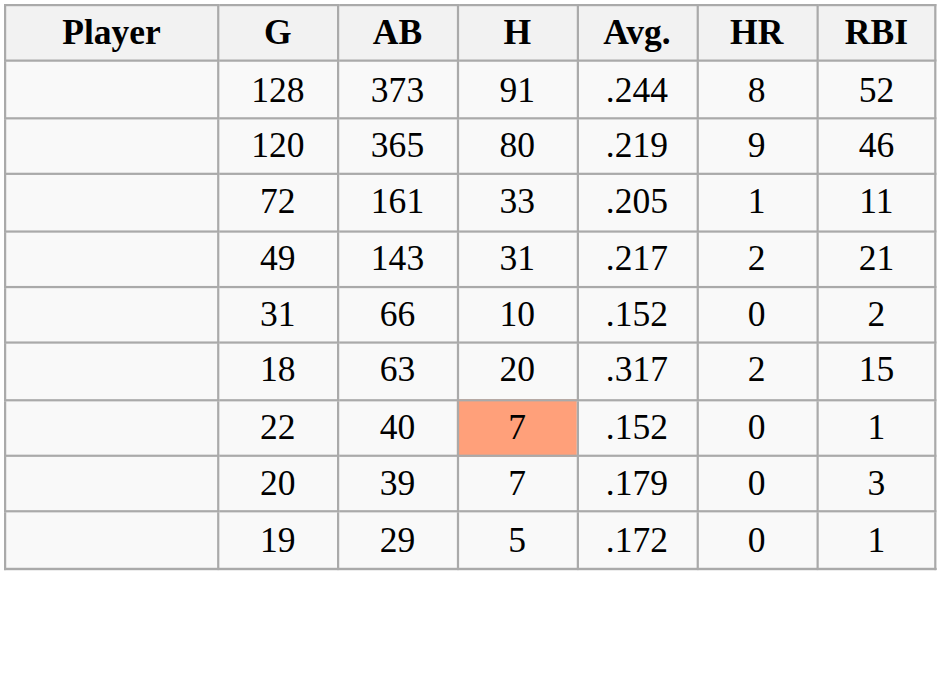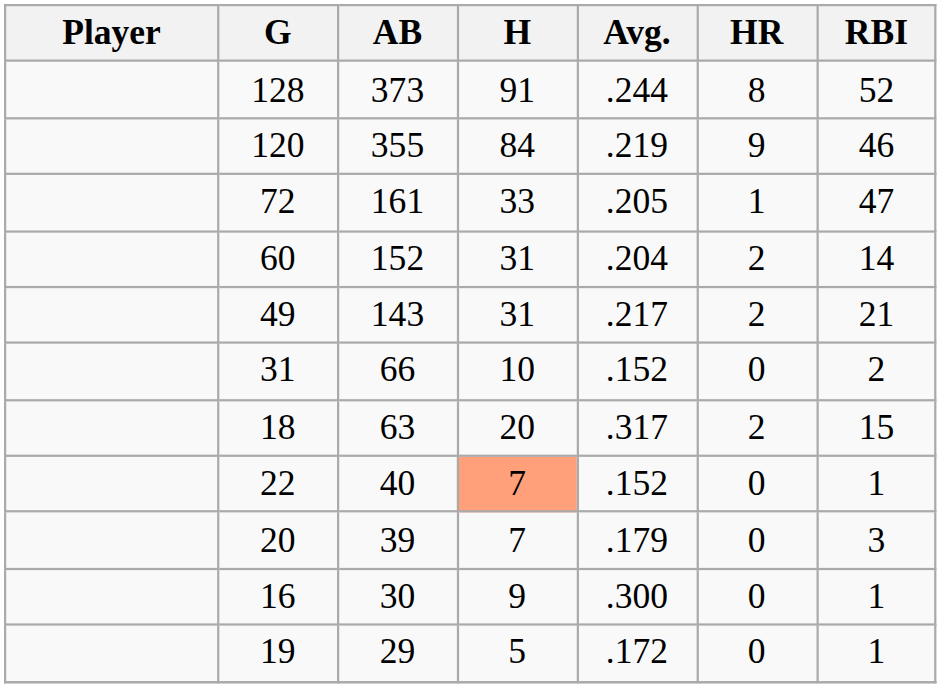(397, 145) 365 -> (397, 145) 355
(517, 145) 80 -> (517, 145) 84
(876, 201) 11 -> (876, 201) 47
+ row: (278, 257)
+ row: (278, 595)
